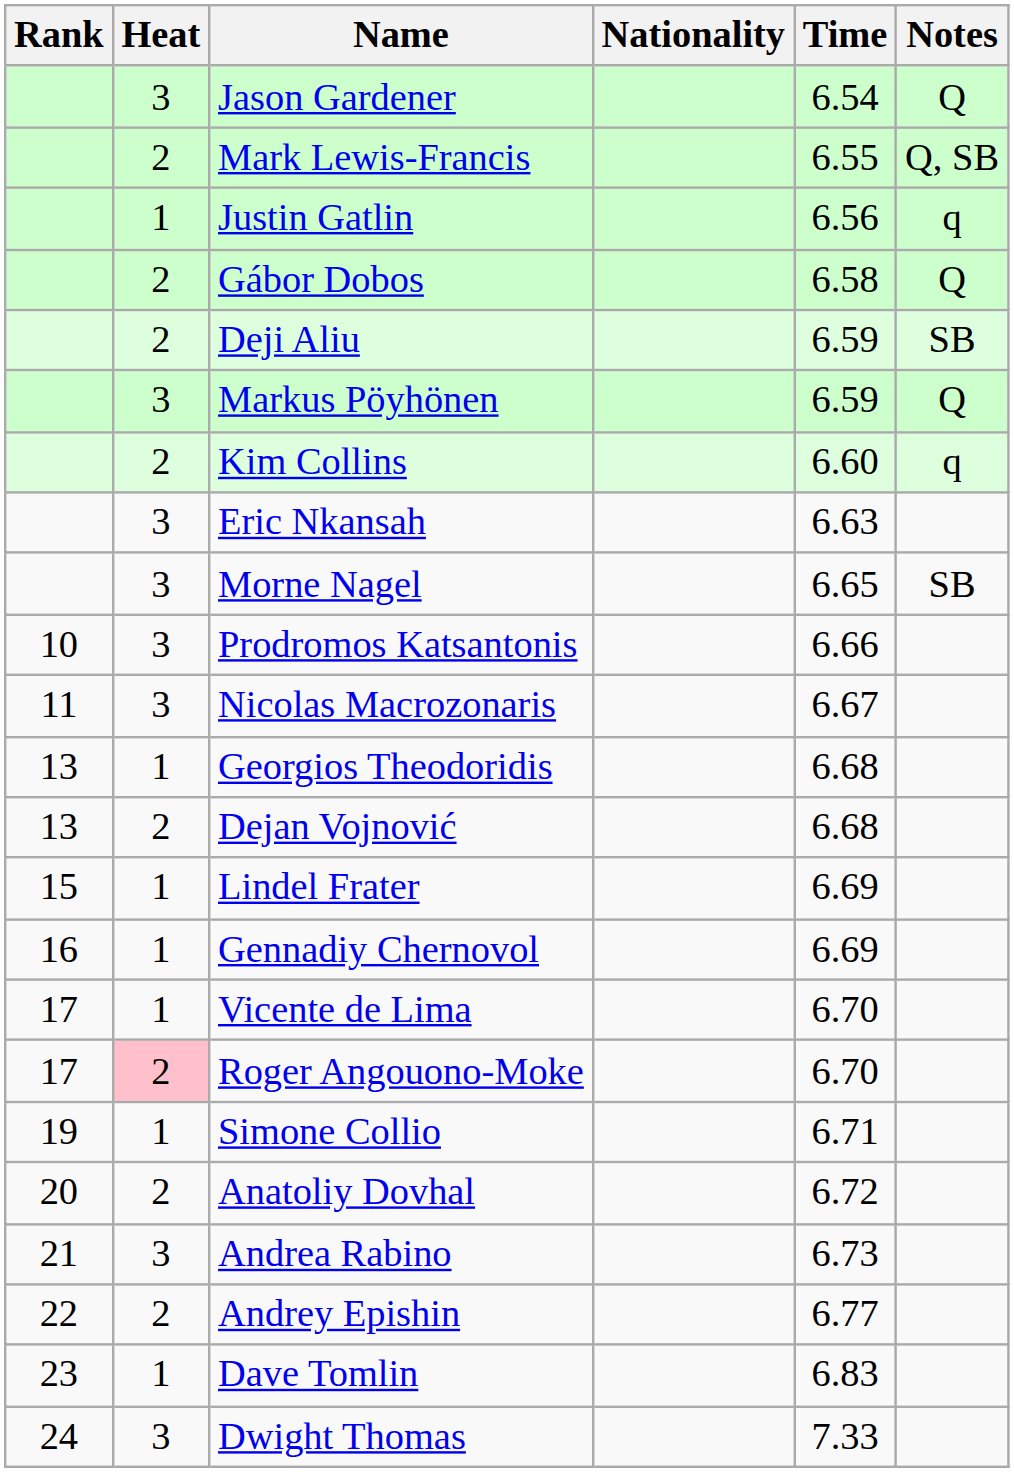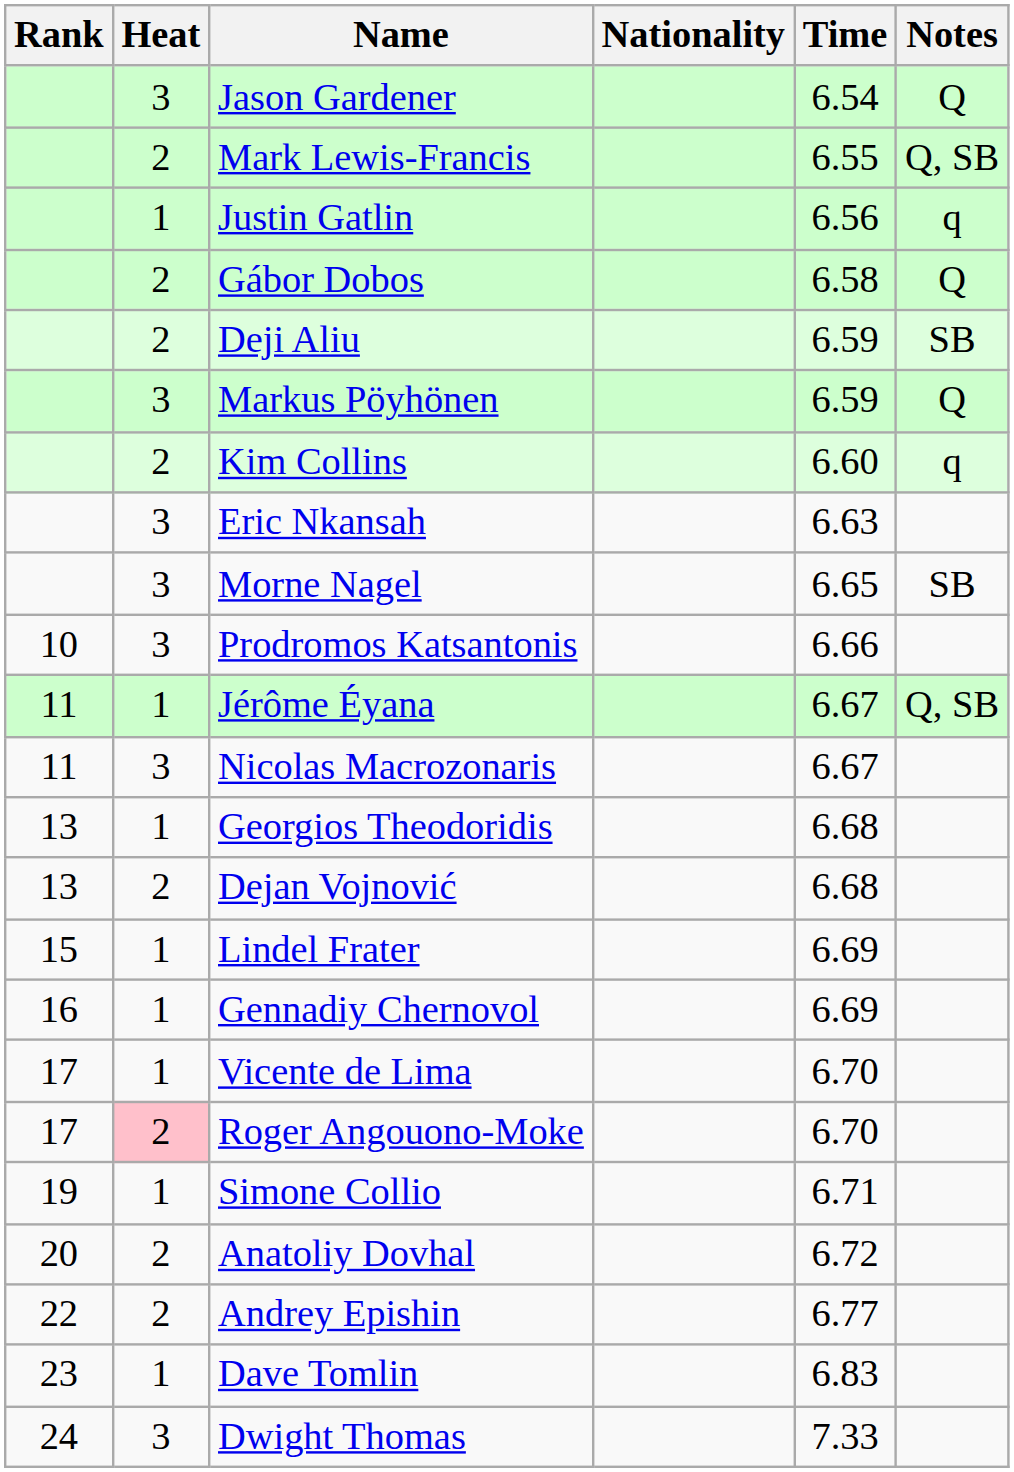+ row: (326, 704)
- row: (335, 1252)
